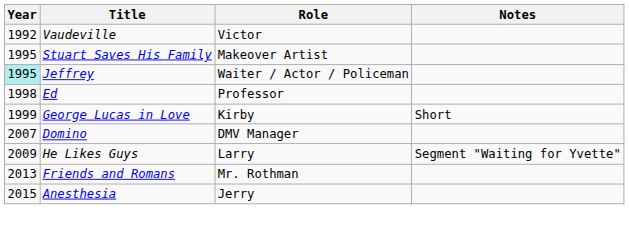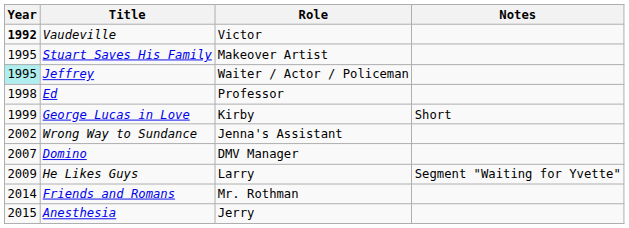(22, 34) normal -> (22, 34) bold
+ row: (120, 134)
(22, 174) 2013 -> (22, 194) 2014
